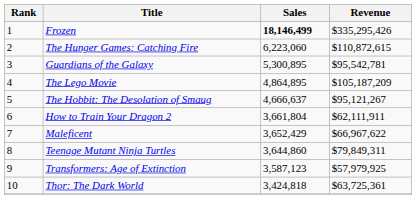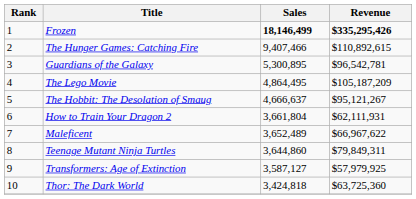(362, 30) normal -> (362, 30) bold
(285, 47) 6,223,060 -> (285, 47) 9,407,466
(361, 47) $110,872,615 -> (361, 47) $110,892,615
(359, 64) $95,542,781 -> (359, 64) $96,542,781
(285, 82) 4,864,895 -> (285, 82) 4,864,495
(358, 116) $62,111,911 -> (358, 116) $62,111,931
(285, 133) 3,652,429 -> (285, 133) 3,652,489
(285, 168) 3,587,123 -> (285, 168) 3,587,127
(359, 185) $63,725,361 -> (359, 185) $63,725,360
